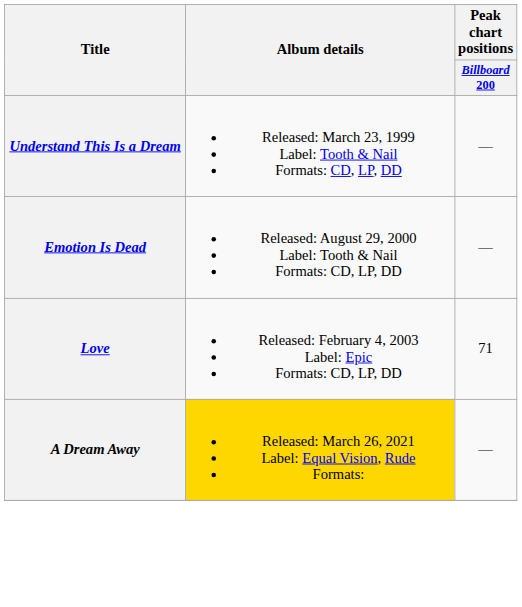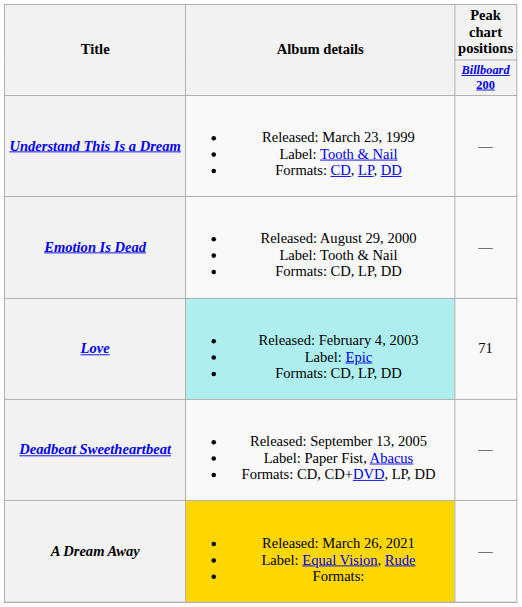(320, 357) no background -> (320, 357) paleturquoise background
+ row: (95, 450)
